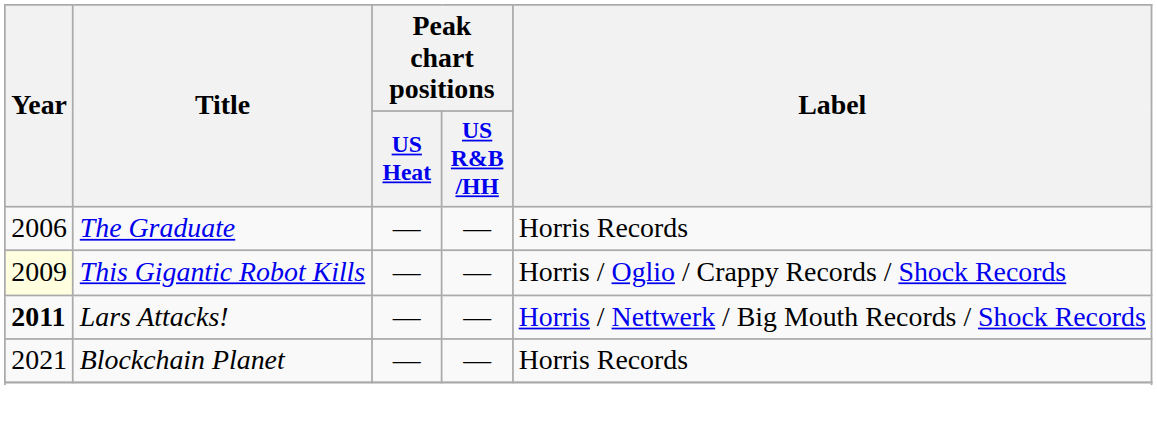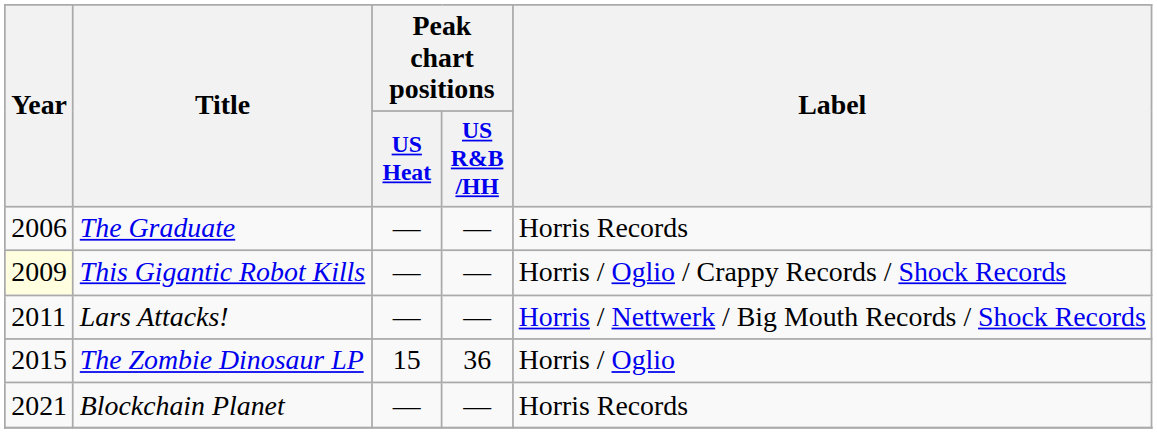(38, 316) bold -> (39, 316) normal
+ row: (222, 360)
